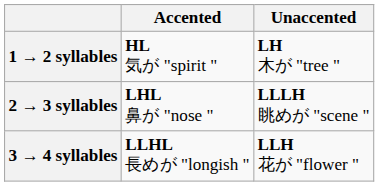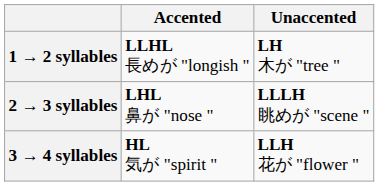(171, 55) HL 気が "spirit " -> (187, 55) LLHL 長めが "longish "
(187, 154) LLHL 長めが "longish " -> (171, 154) HL 気が "spirit "
